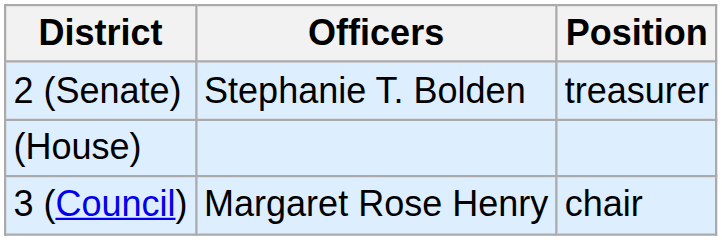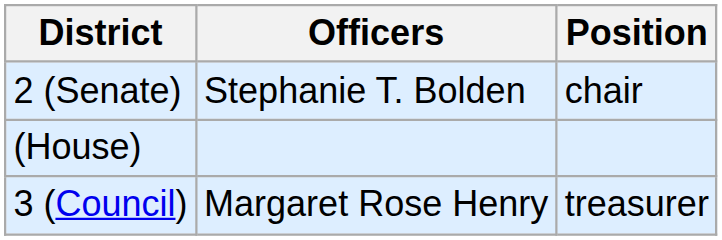(637, 90) treasurer -> (604, 90) chair
(604, 204) chair -> (637, 204) treasurer
